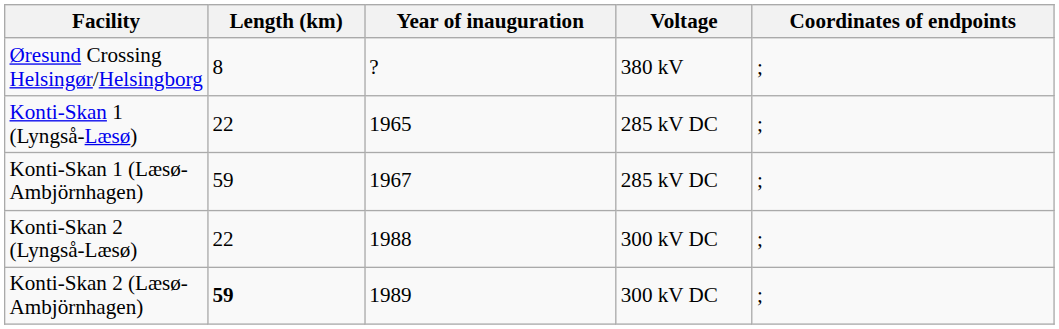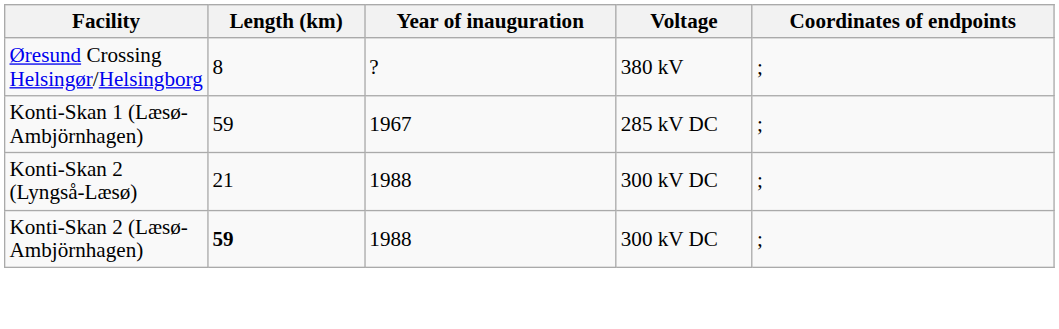- row: (73, 123)
(223, 238) 22 -> (223, 181) 21
(390, 295) 1989 -> (390, 238) 1988
